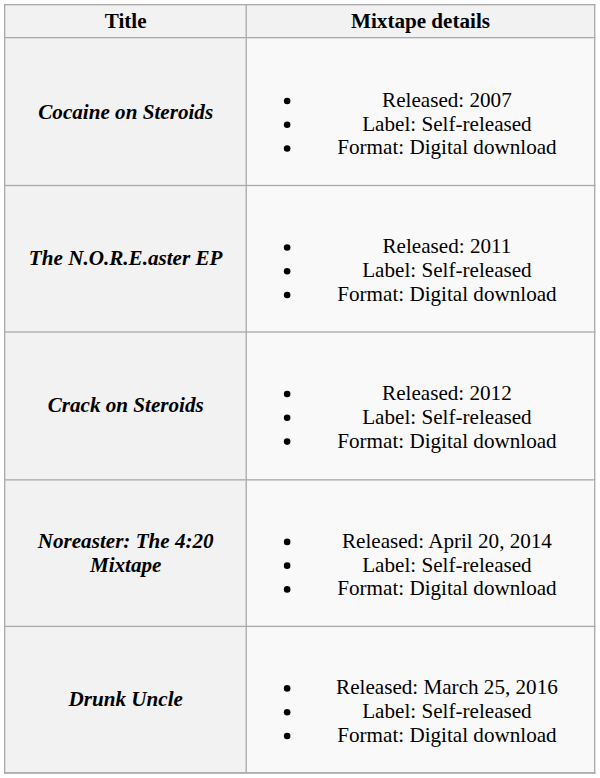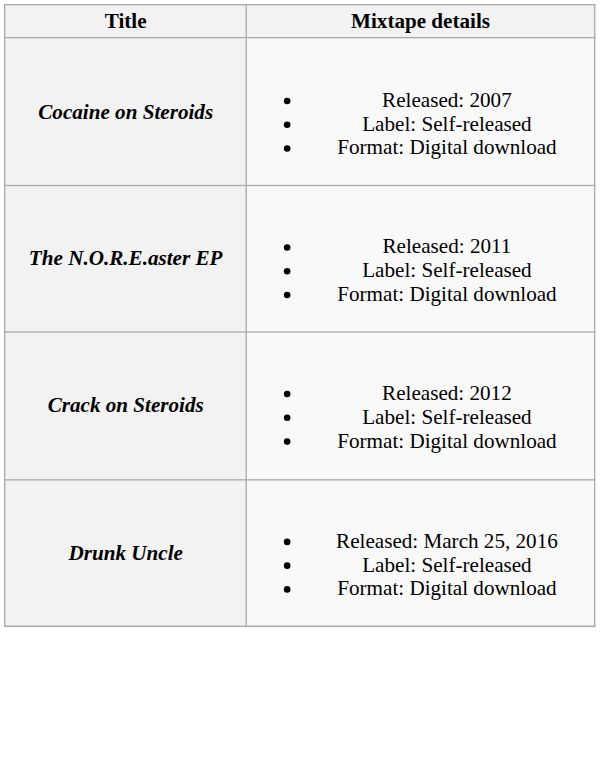- row: (126, 552)
